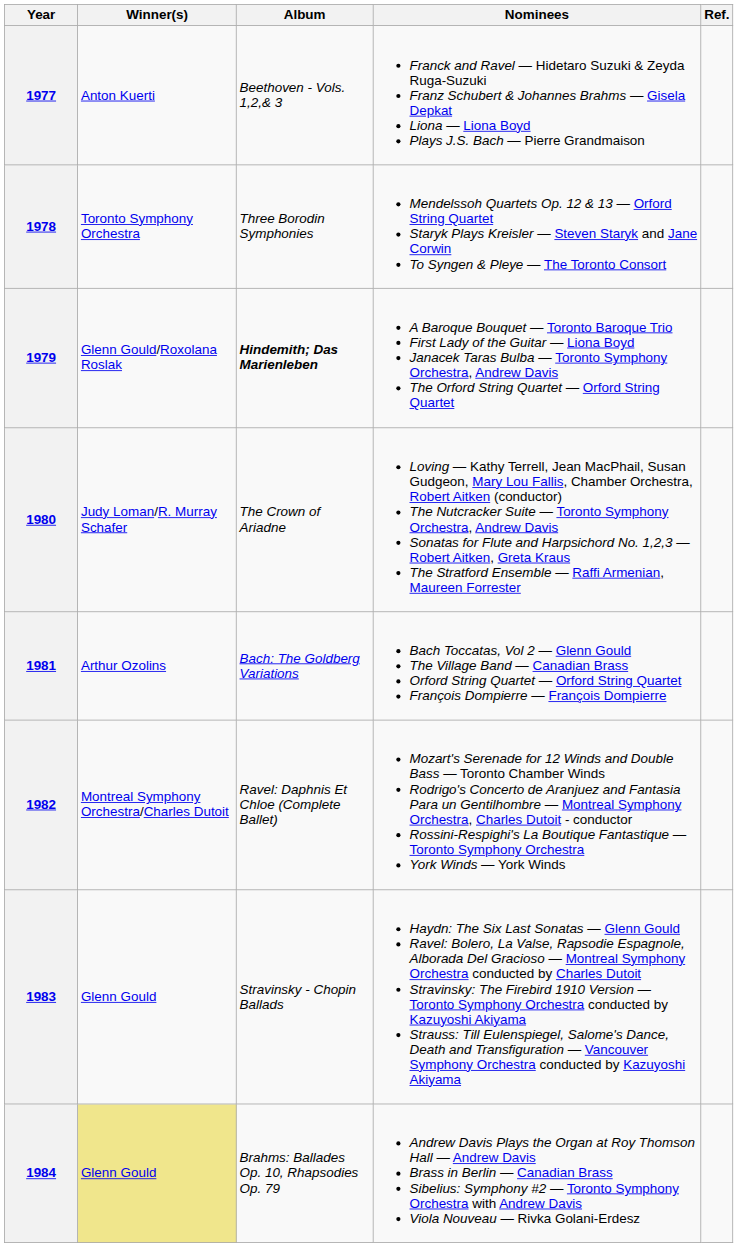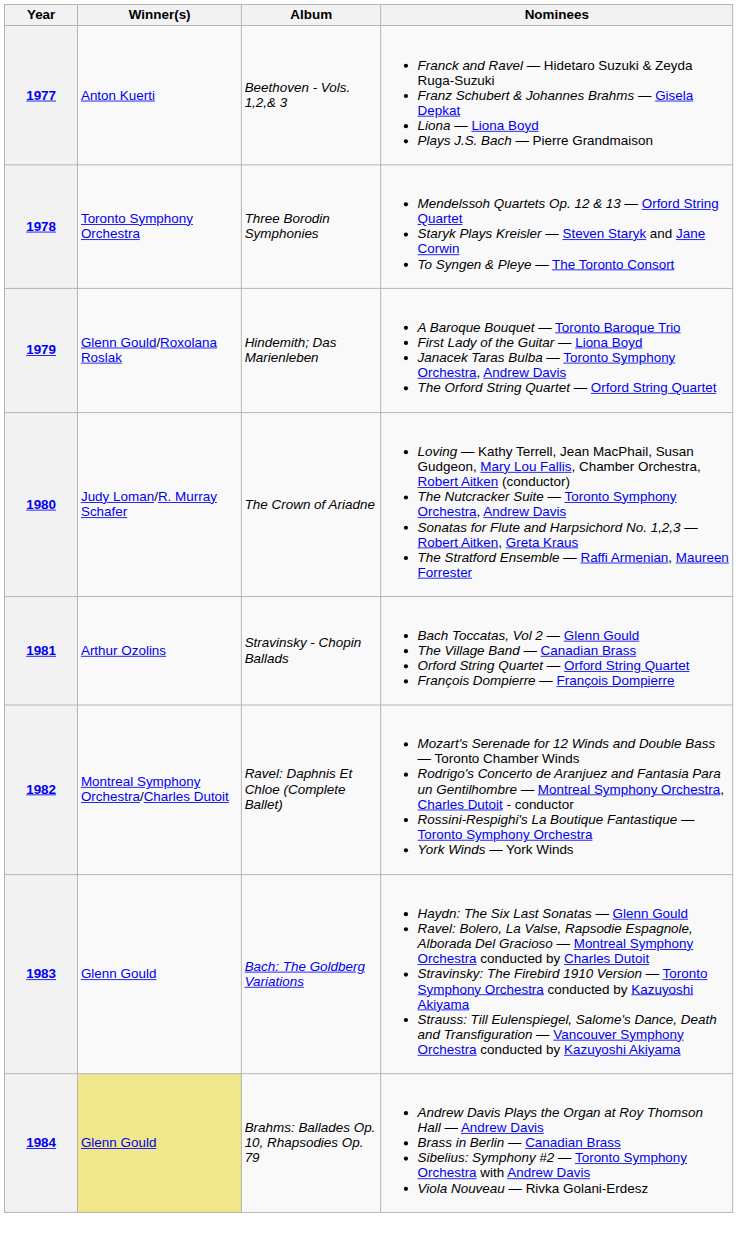- column: (717, 15)
(289, 357) bold -> (291, 350) normal
(300, 666) Bach: The Goldberg Variations -> (303, 650) Stravinsky - Chopin Ballads
(298, 996) Stravinsky - Chopin Ballads -> (305, 974) Bach: The Goldberg Variations
